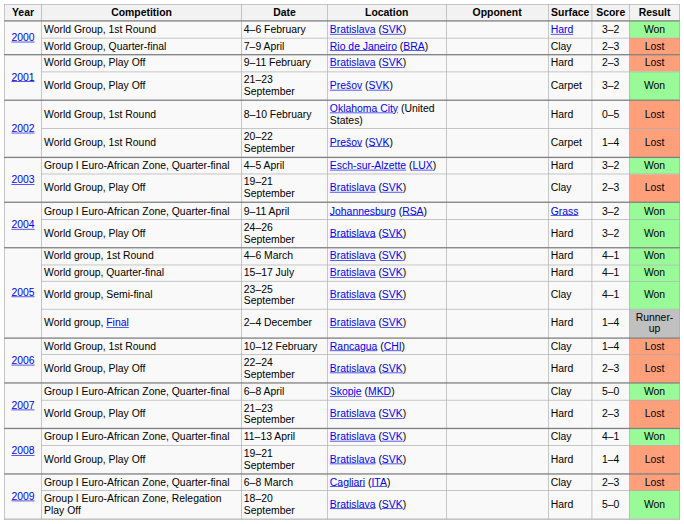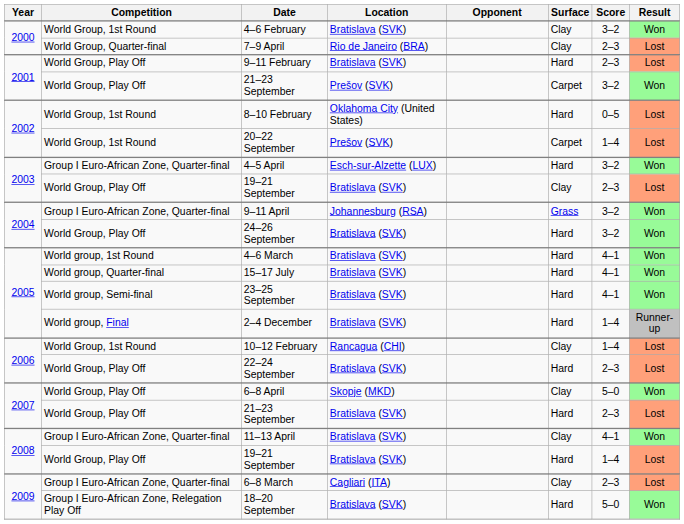(562, 29) Hard -> (561, 29) Clay
(561, 295) Clay -> (562, 295) Hard
(137, 391) Group I Euro-African Zone, Quarter-final -> (95, 391) World Group, Play Off
